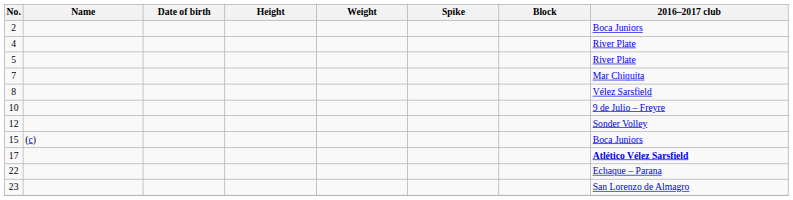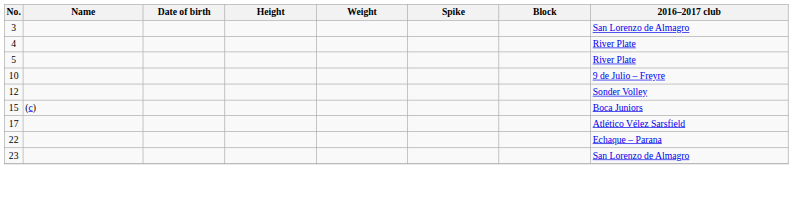- row: (14, 28)
+ row: (14, 28)
- row: (14, 76)
- row: (14, 92)
(641, 156) bold -> (639, 124) normal
